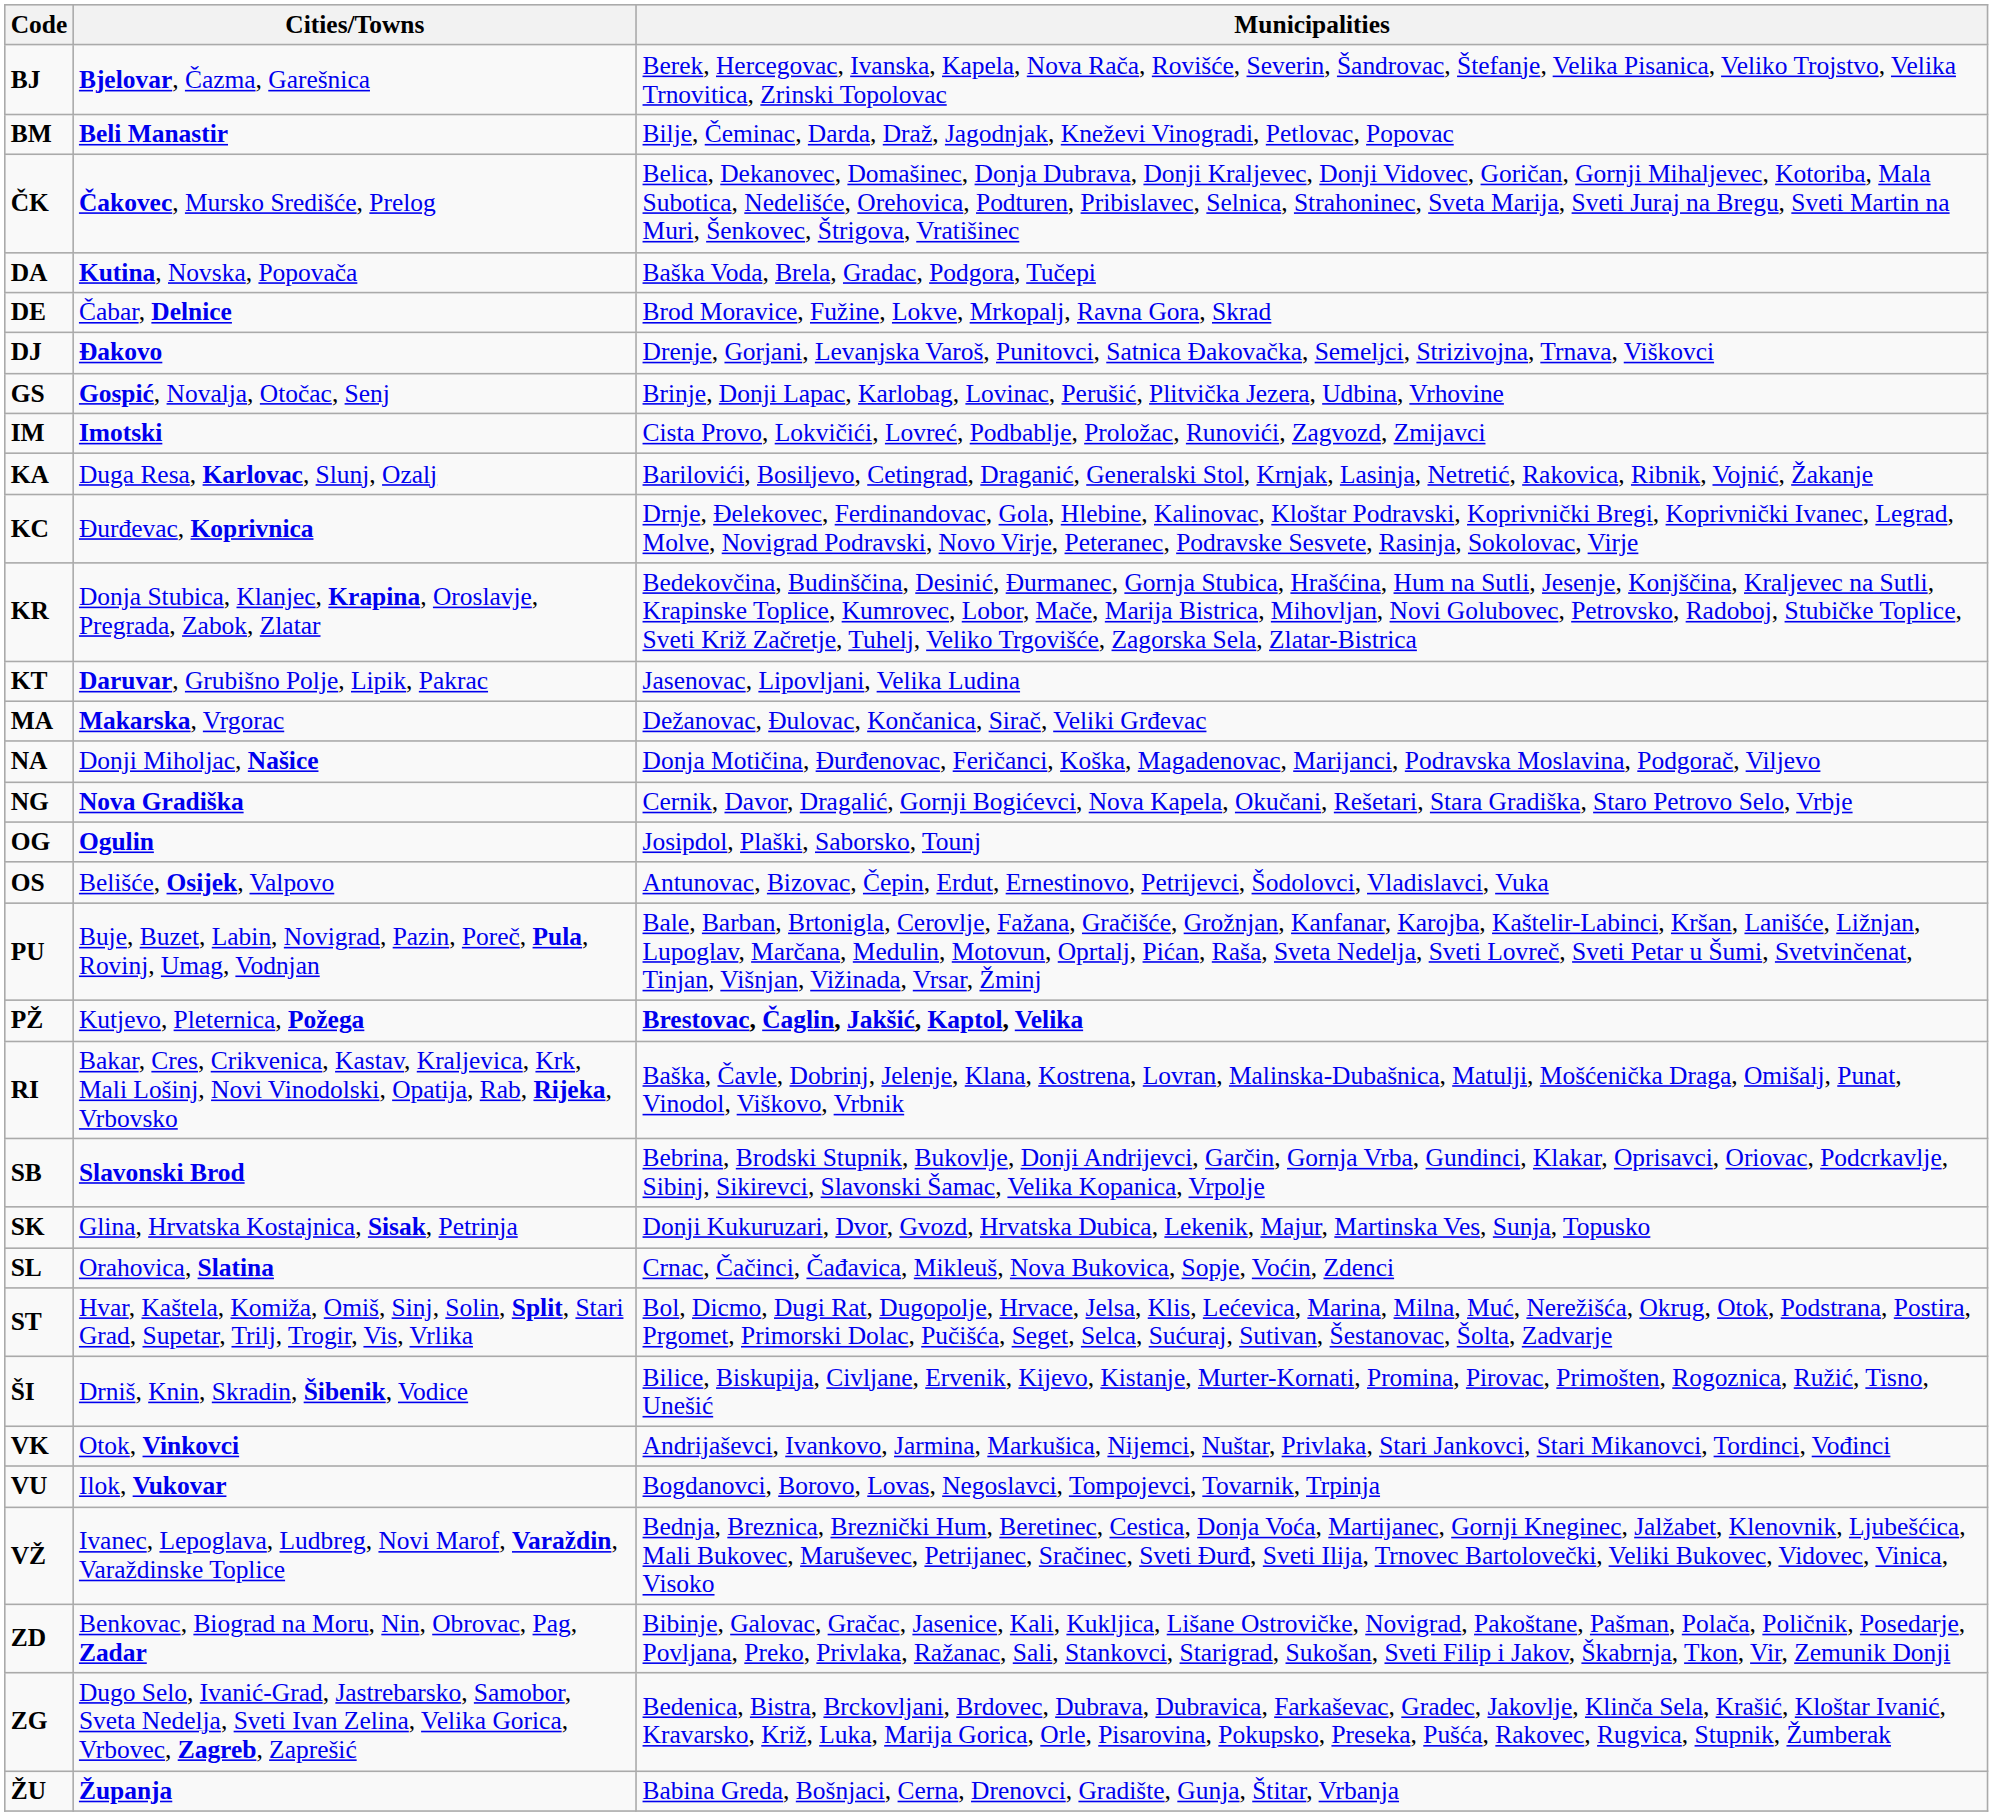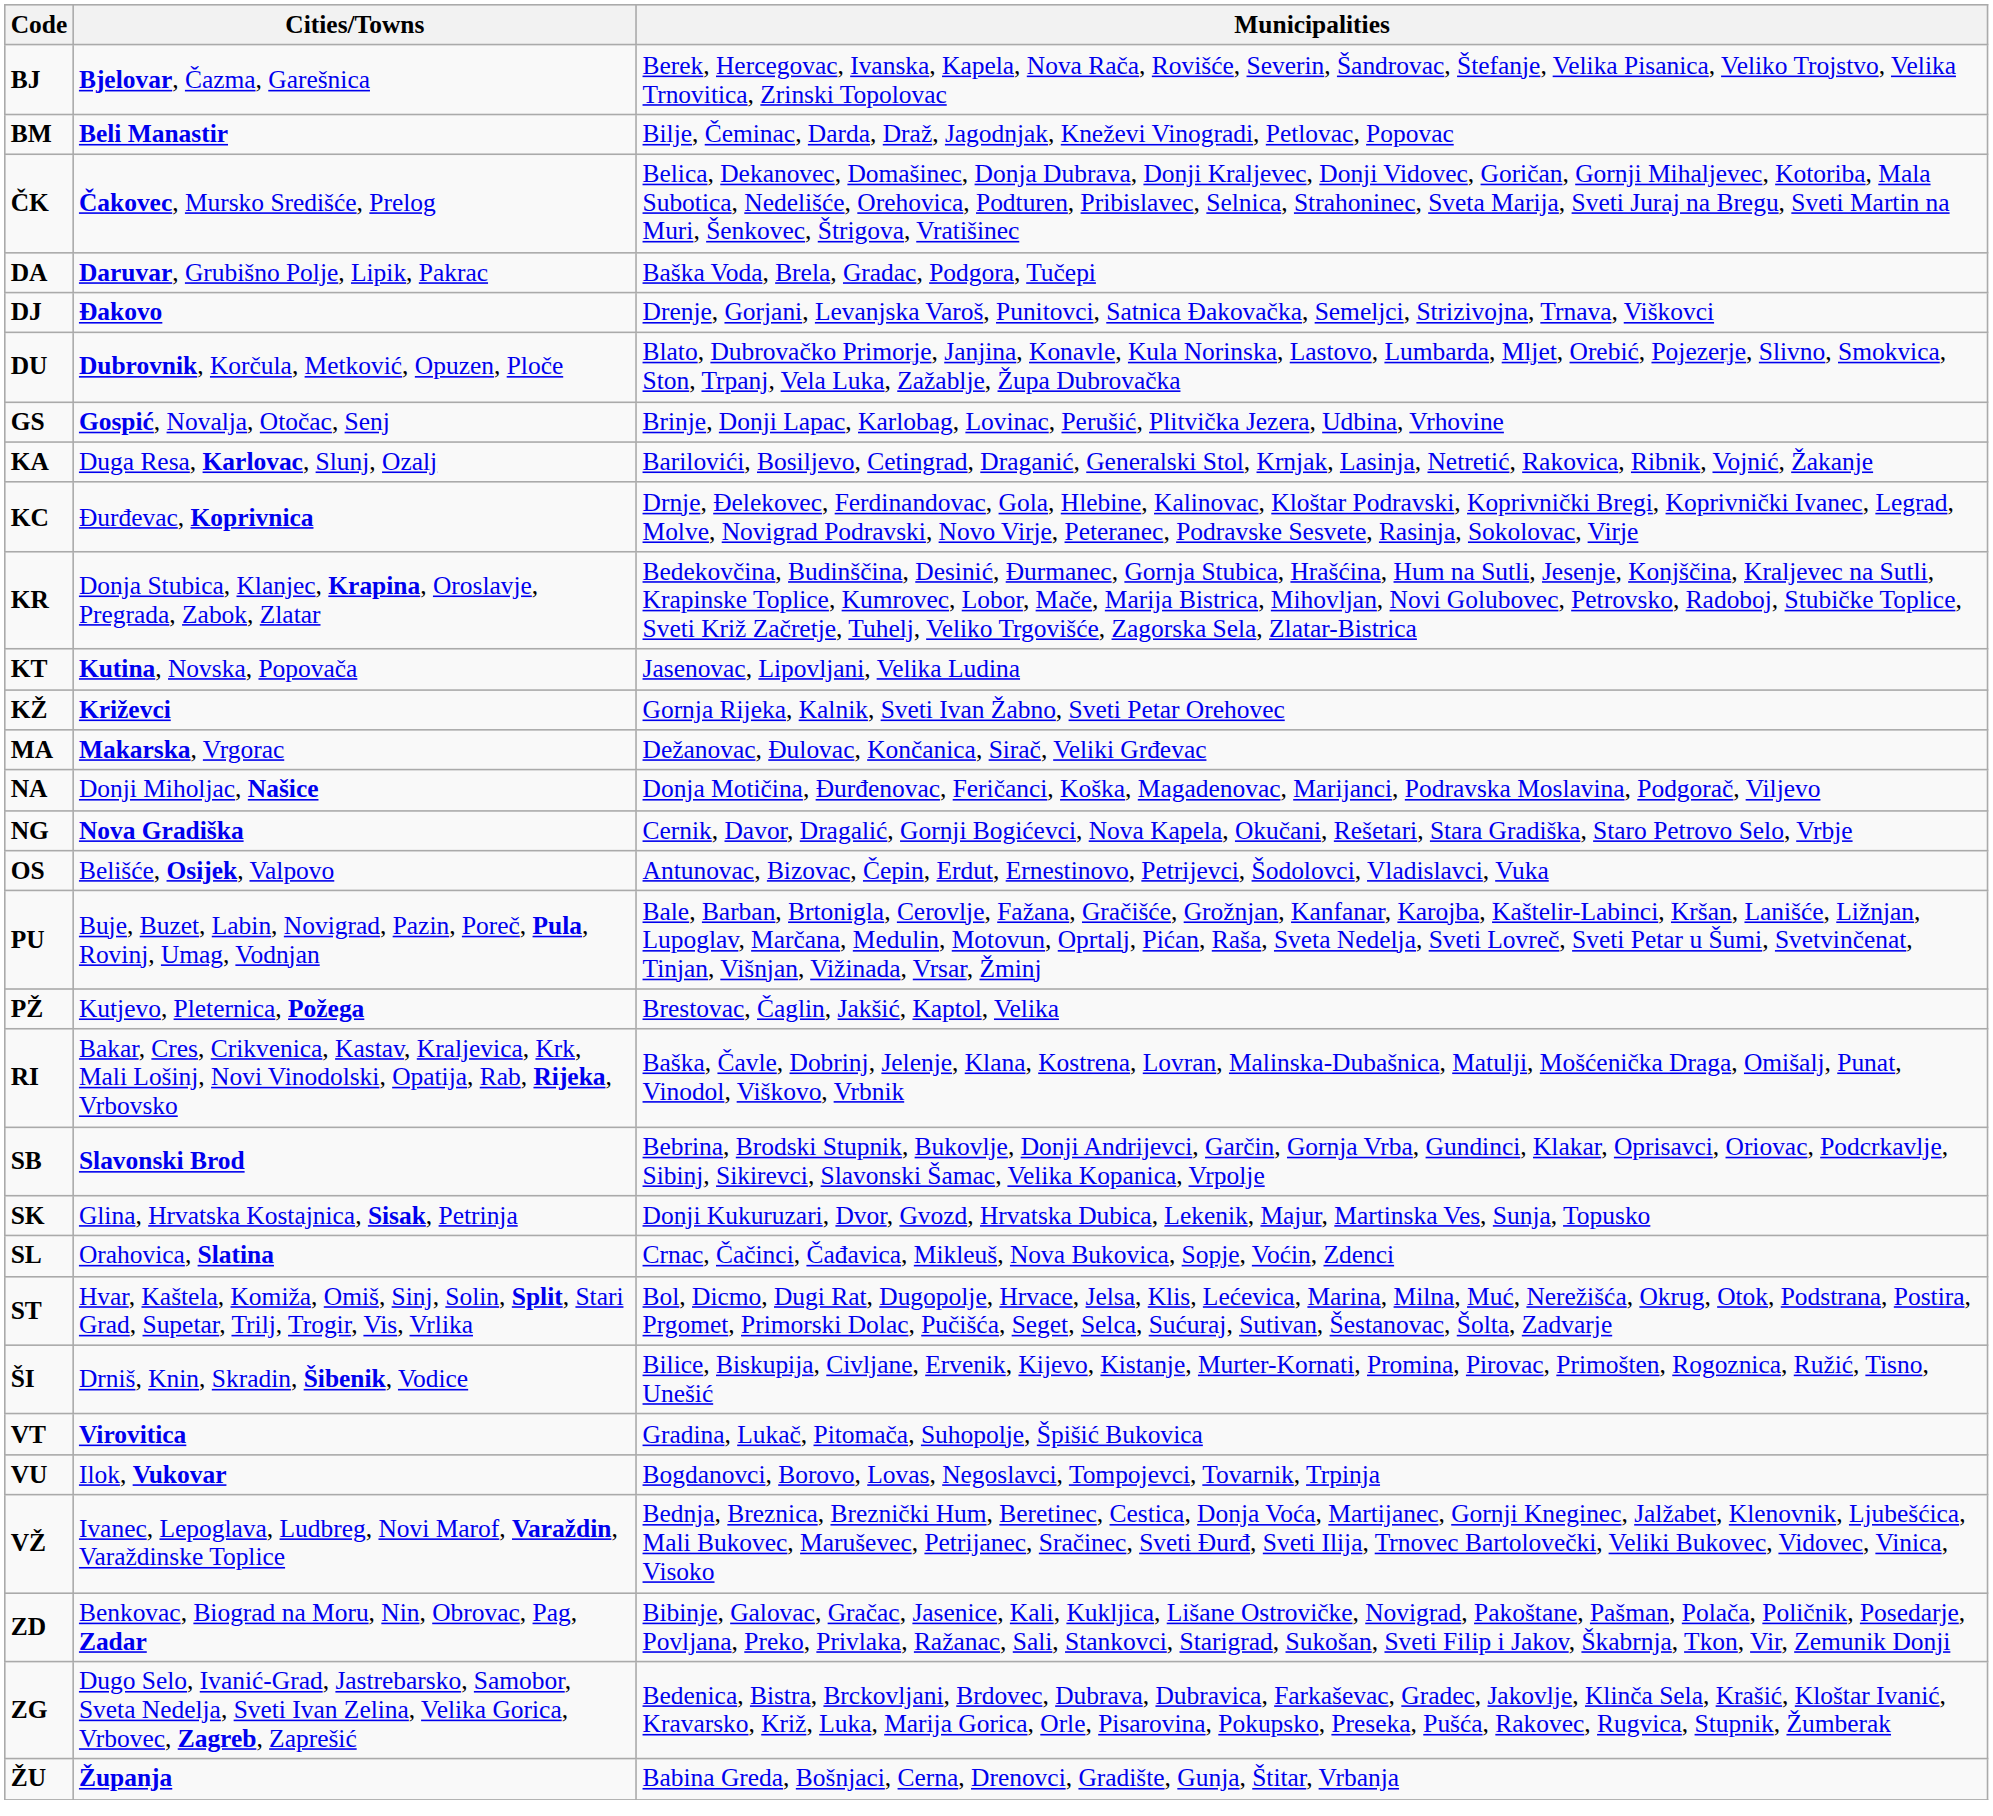(218, 271) Kutina, Novska, Popovača -> (283, 271) Daruvar, Grubišno Polje, Lipik, Pakrac
- row: (28, 312)
+ row: (29, 366)
- row: (28, 433)
(283, 680) Daruvar, Grubišno Polje, Lipik, Pakrac -> (218, 668) Kutina, Novska, Popovača
+ row: (29, 709)
- row: (30, 841)
(863, 1020) bold -> (851, 1008) normal
- row: (30, 1445)
+ row: (28, 1434)
